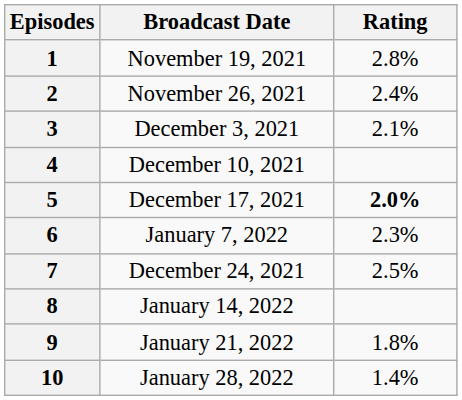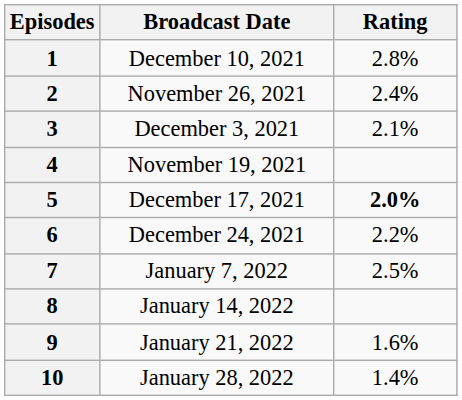(217, 57) November 19, 2021 -> (217, 57) December 10, 2021
(217, 164) December 10, 2021 -> (217, 164) November 19, 2021
(217, 235) January 7, 2022 -> (217, 235) December 24, 2021
(395, 235) 2.3% -> (395, 235) 2.2%
(217, 270) December 24, 2021 -> (217, 270) January 7, 2022
(395, 341) 1.8% -> (395, 341) 1.6%
